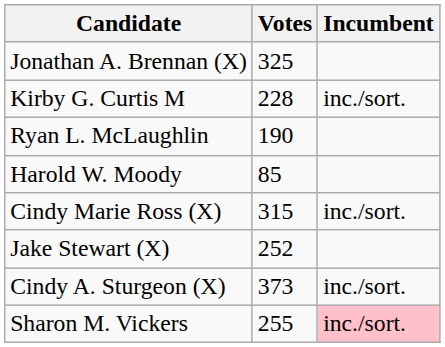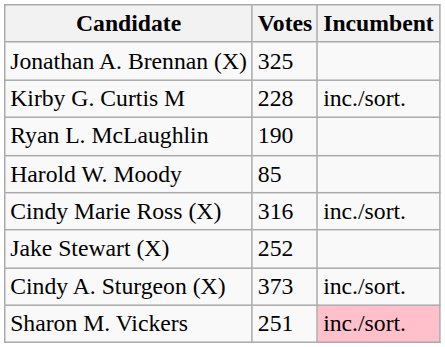(276, 211) 315 -> (276, 211) 316
(276, 323) 255 -> (276, 323) 251
